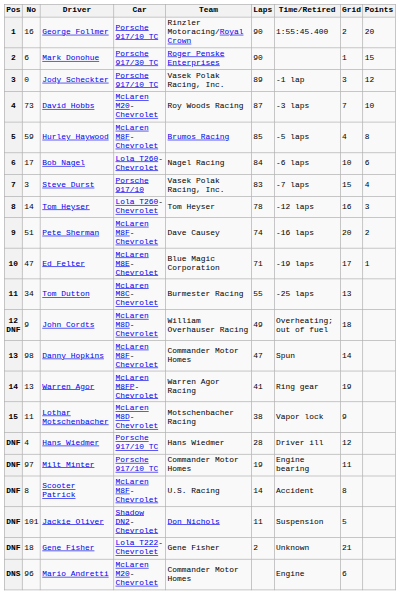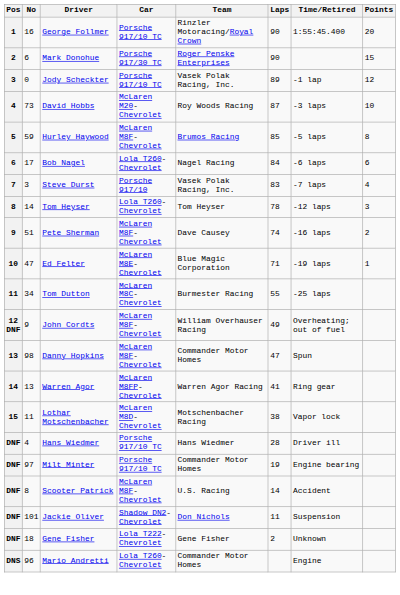- column: (351, 11)
(137, 325) McLaren M8D-Chevrolet -> (140, 325) McLaren M8F-Chevrolet
(137, 575) McLaren M20-Chevrolet -> (143, 561) Lola T260-Chevrolet
